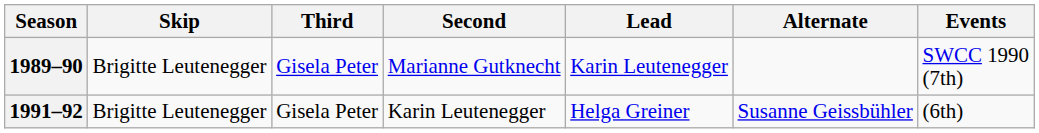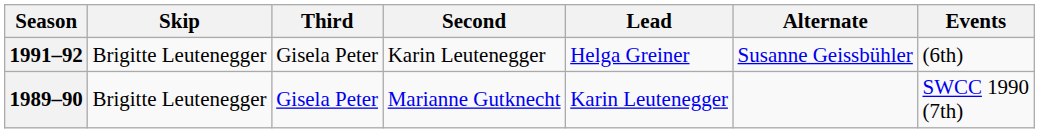rows swapped: (46, 66) <-> (46, 111)
